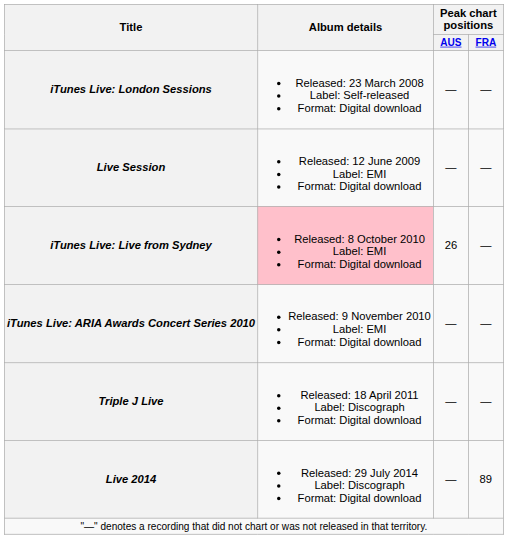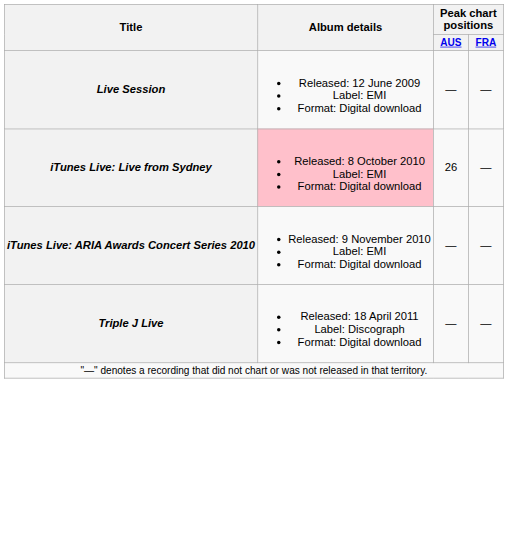- row: (131, 89)
- row: (131, 479)
